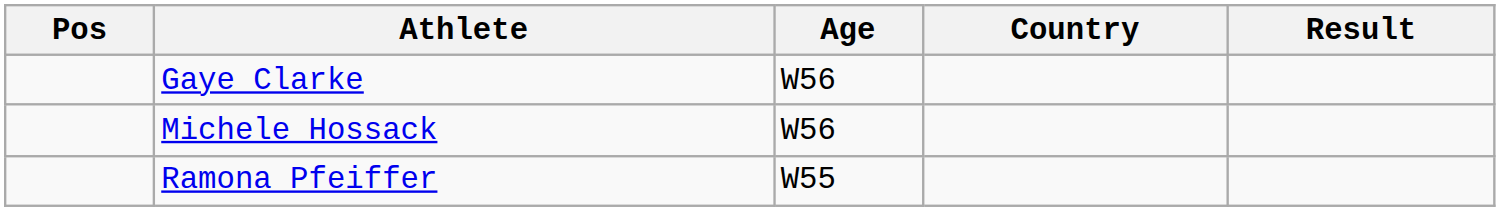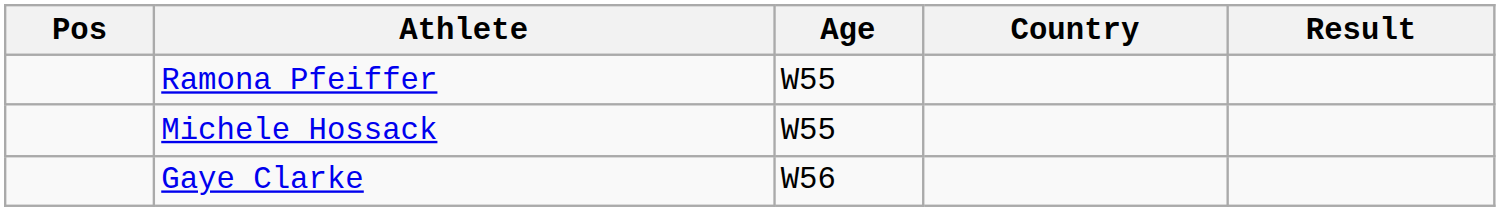rows swapped: (299, 180) <-> (263, 80)
(808, 130) W56 -> (808, 130) W55
